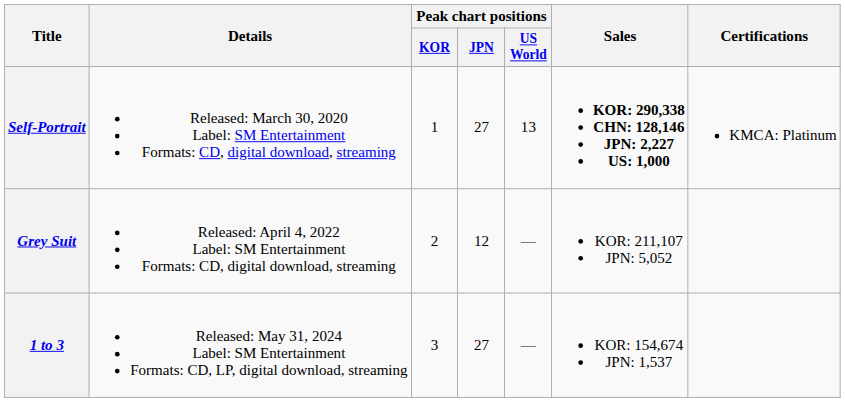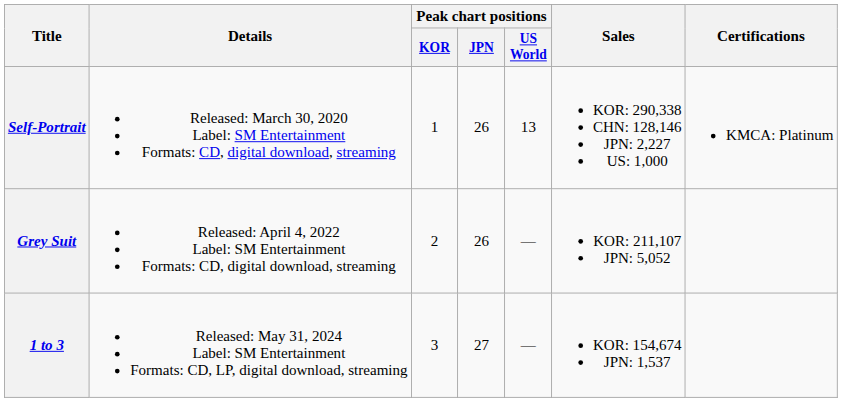(481, 127) 27 -> (481, 127) 26
(620, 136) bold -> (618, 136) normal
(481, 240) 12 -> (481, 240) 26
